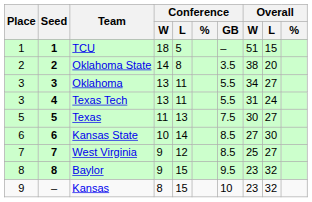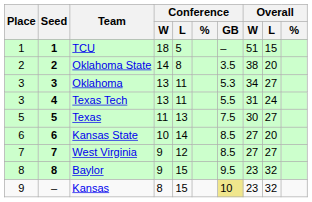(228, 83) 5.5 -> (228, 83) 5.3
(271, 135) 30 -> (271, 135) 20
(252, 153) 25 -> (252, 153) 27
(226, 188) no background -> (226, 188) khaki background
